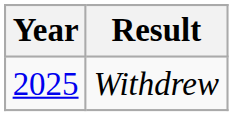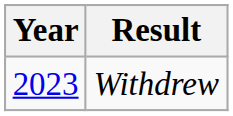(46, 82) 2025 -> (46, 82) 2023
